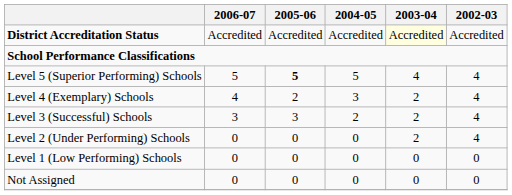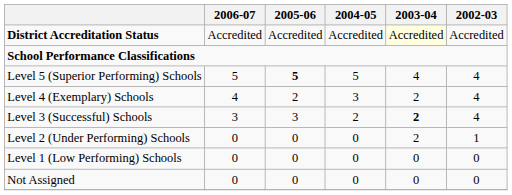(416, 117) normal -> (416, 117) bold
(476, 138) 4 -> (476, 138) 1
